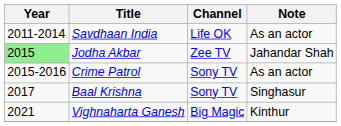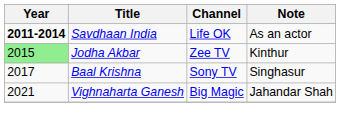(36, 33) normal -> (36, 33) bold
(292, 53) Jahandar Shah -> (269, 53) Kinthur
- row: (106, 72)
(270, 111) Kinthur -> (291, 92) Jahandar Shah
